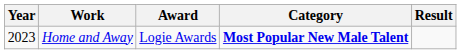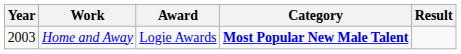(22, 37) 2023 -> (22, 37) 2003
